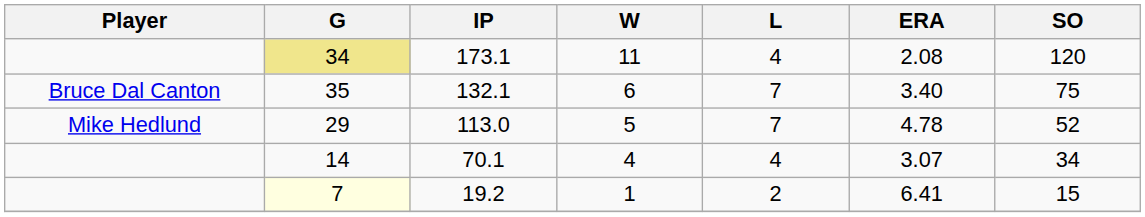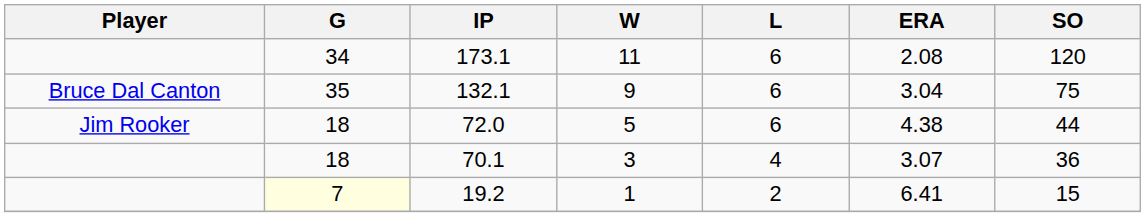(337, 56) khaki background -> (337, 56) no background
(776, 56) 4 -> (776, 56) 6
(630, 90) 6 -> (630, 90) 9
(776, 90) 7 -> (776, 90) 6
(922, 90) 3.40 -> (922, 90) 3.04
- row: (483, 125)
+ row: (483, 125)
(337, 159) 14 -> (337, 159) 18
(630, 159) 4 -> (630, 159) 3
(1068, 159) 34 -> (1068, 159) 36
